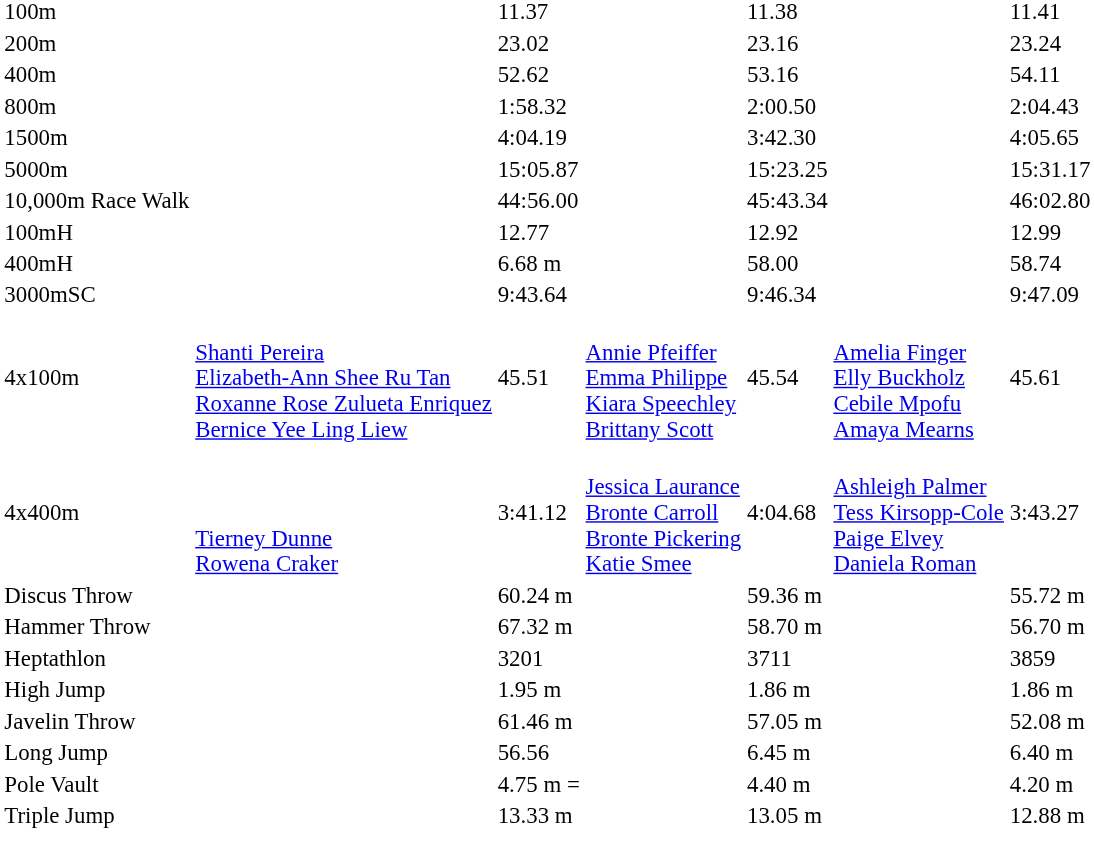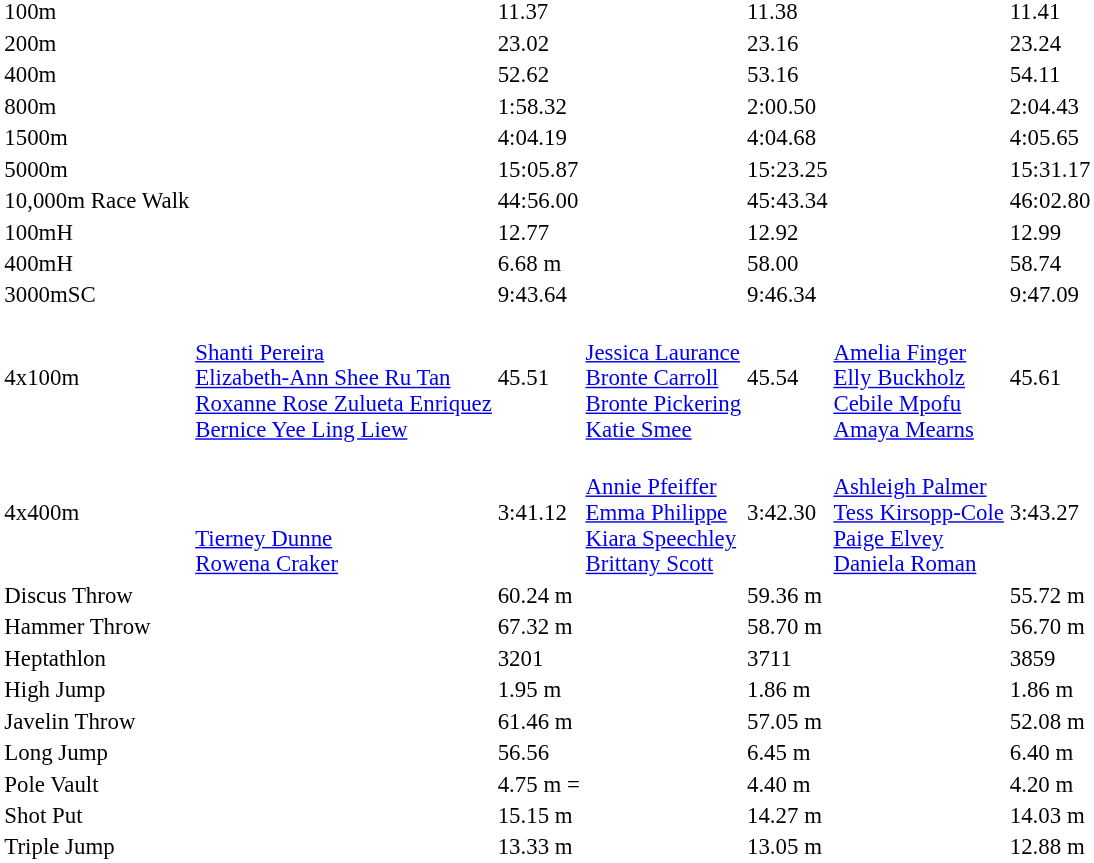(782, 137) 3:42.30 -> (782, 137) 4:04.68
(661, 390) Annie Pfeiffer Emma Philippe Kiara Speechley Brittany Scott -> (663, 390) Jessica Laurance Bronte Carroll Bronte Pickering Katie Smee
(663, 525) Jessica Laurance Bronte Carroll Bronte Pickering Katie Smee -> (661, 525) Annie Pfeiffer Emma Philippe Kiara Speechley Brittany Scott
(782, 512) 4:04.68 -> (782, 512) 3:42.30
+ row: (43, 815)
